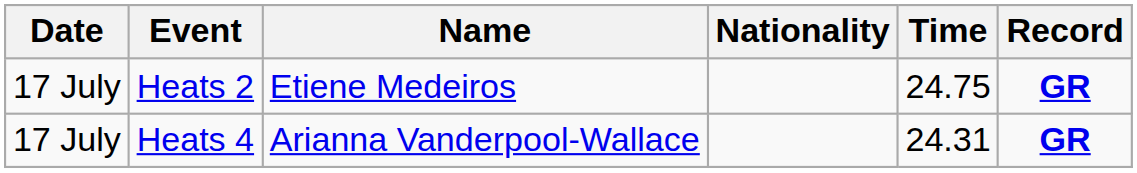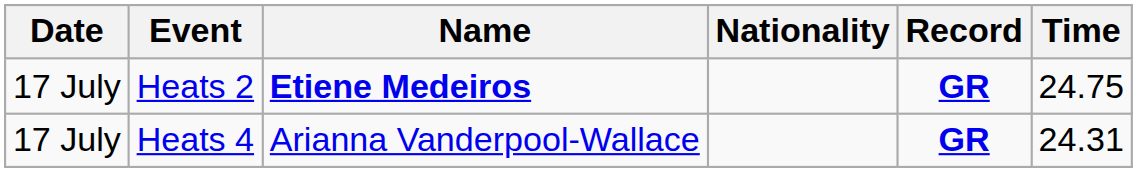columns swapped: (948, 31) <-> (1065, 31)
(393, 85) normal -> (400, 85) bold
